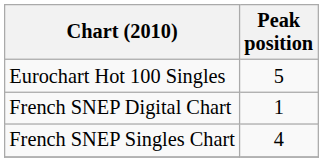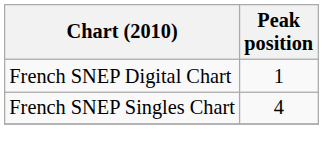- row: (117, 75)
